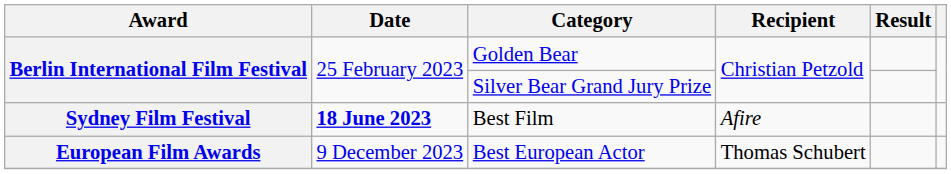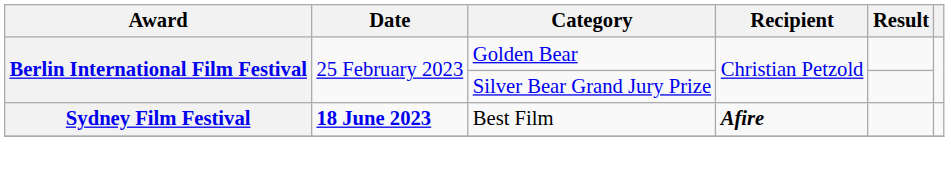(741, 119) normal -> (742, 119) bold
- row: (559, 151)
